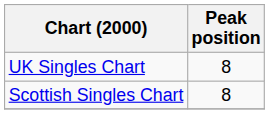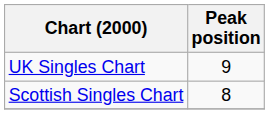(226, 66) 8 -> (226, 66) 9
